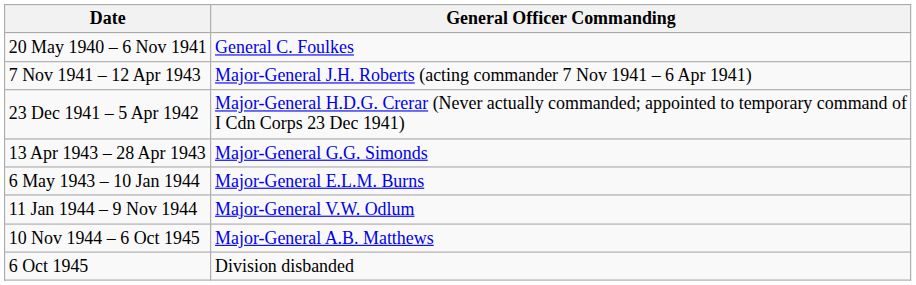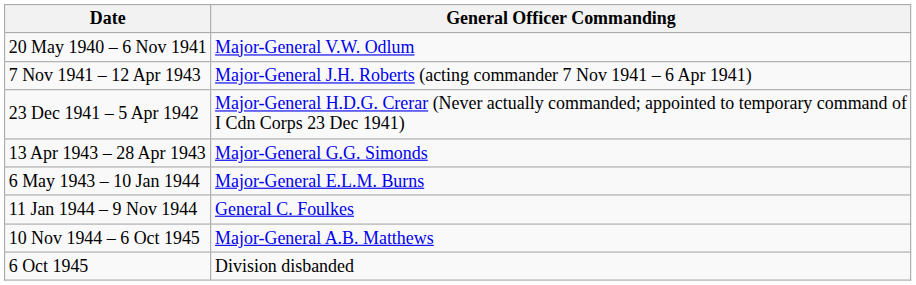(284, 47) General C. Foulkes -> (315, 47) Major-General V.W. Odlum
(315, 209) Major-General V.W. Odlum -> (284, 209) General C. Foulkes
